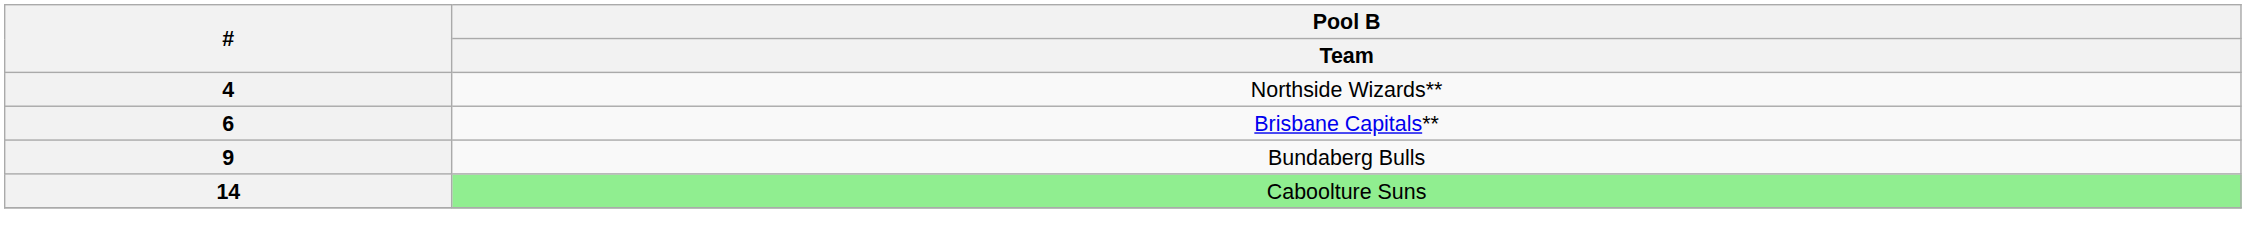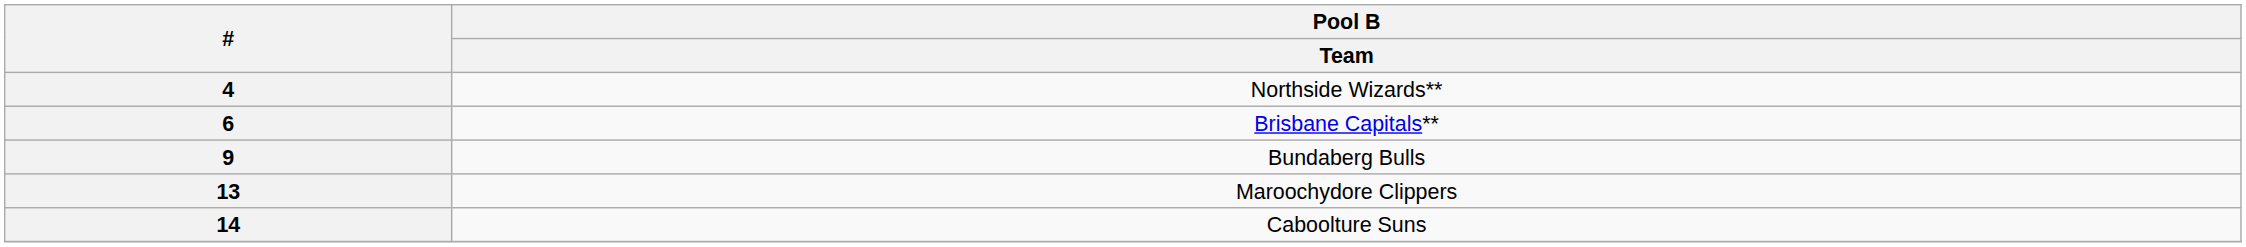+ row: (228, 191)
(1347, 191) lightgreen background -> (1347, 225) no background
